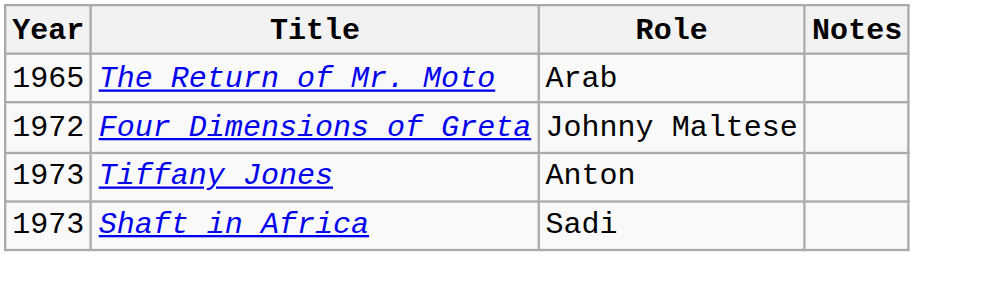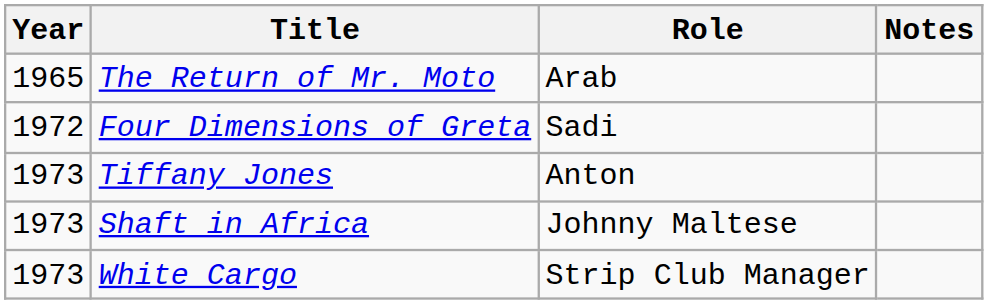(672, 128) Johnny Maltese -> (582, 128) Sadi
(582, 225) Sadi -> (672, 225) Johnny Maltese
+ row: (198, 274)
